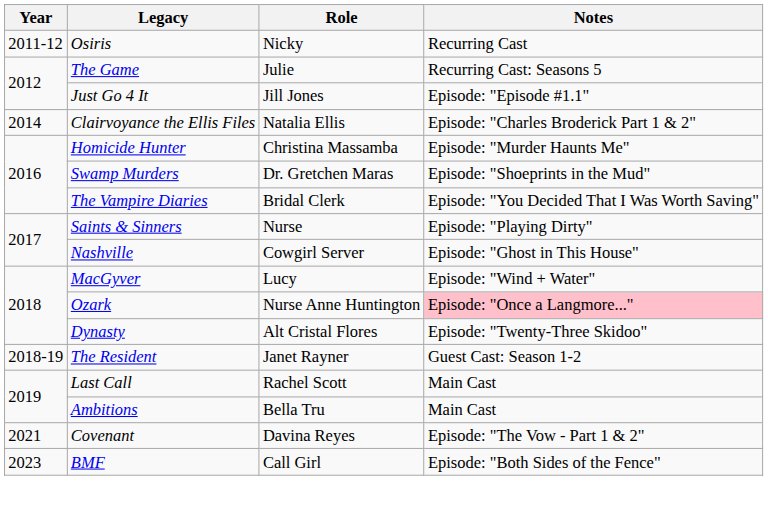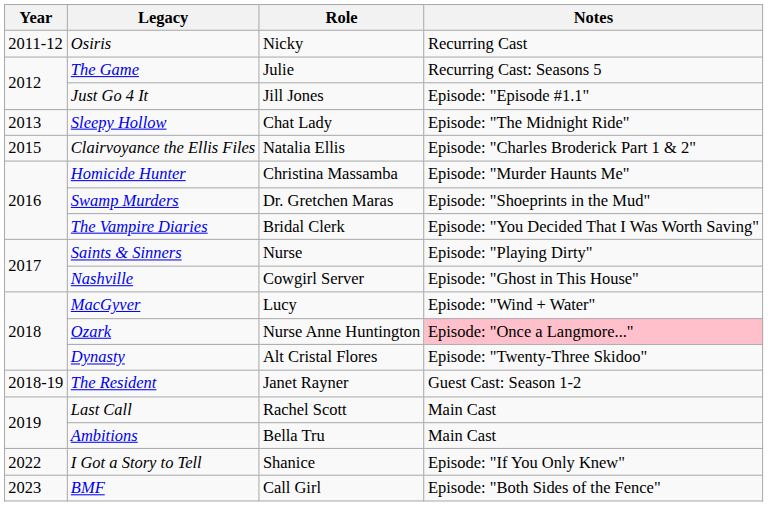+ row: (119, 122)
(25, 122) 2014 -> (25, 148) 2015
- row: (102, 435)
+ row: (136, 461)
